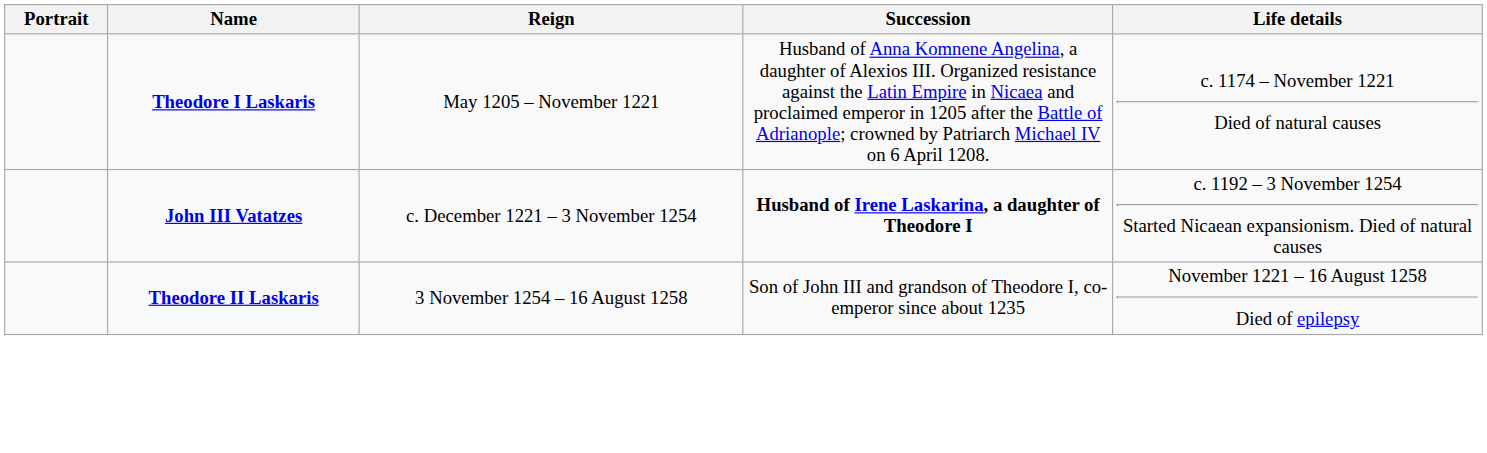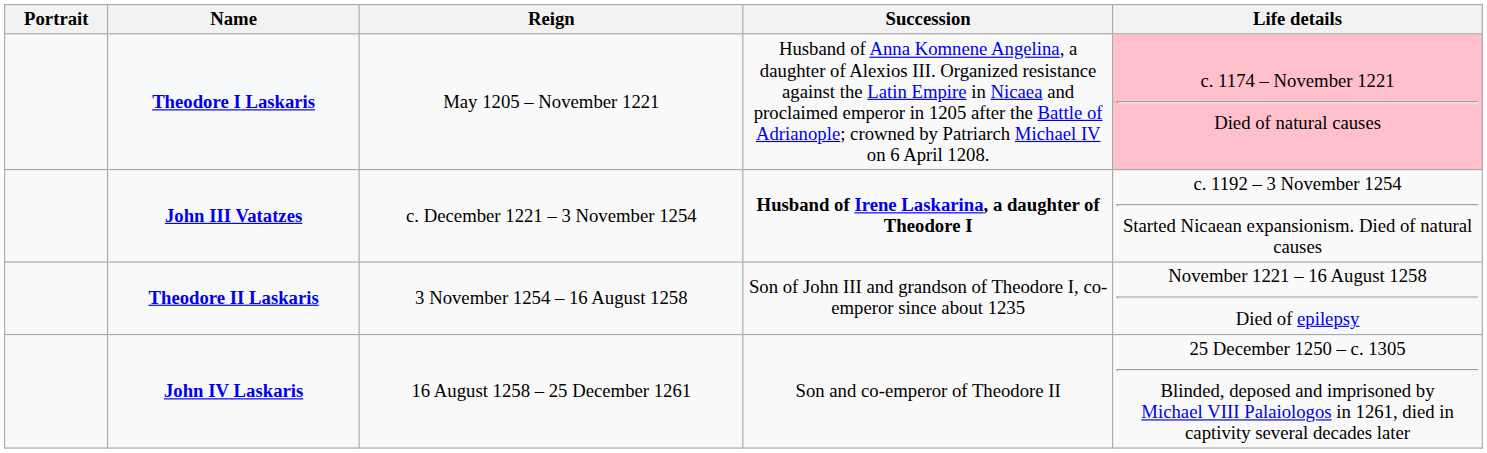(1298, 101) no background -> (1298, 101) pink background
+ row: (234, 390)
